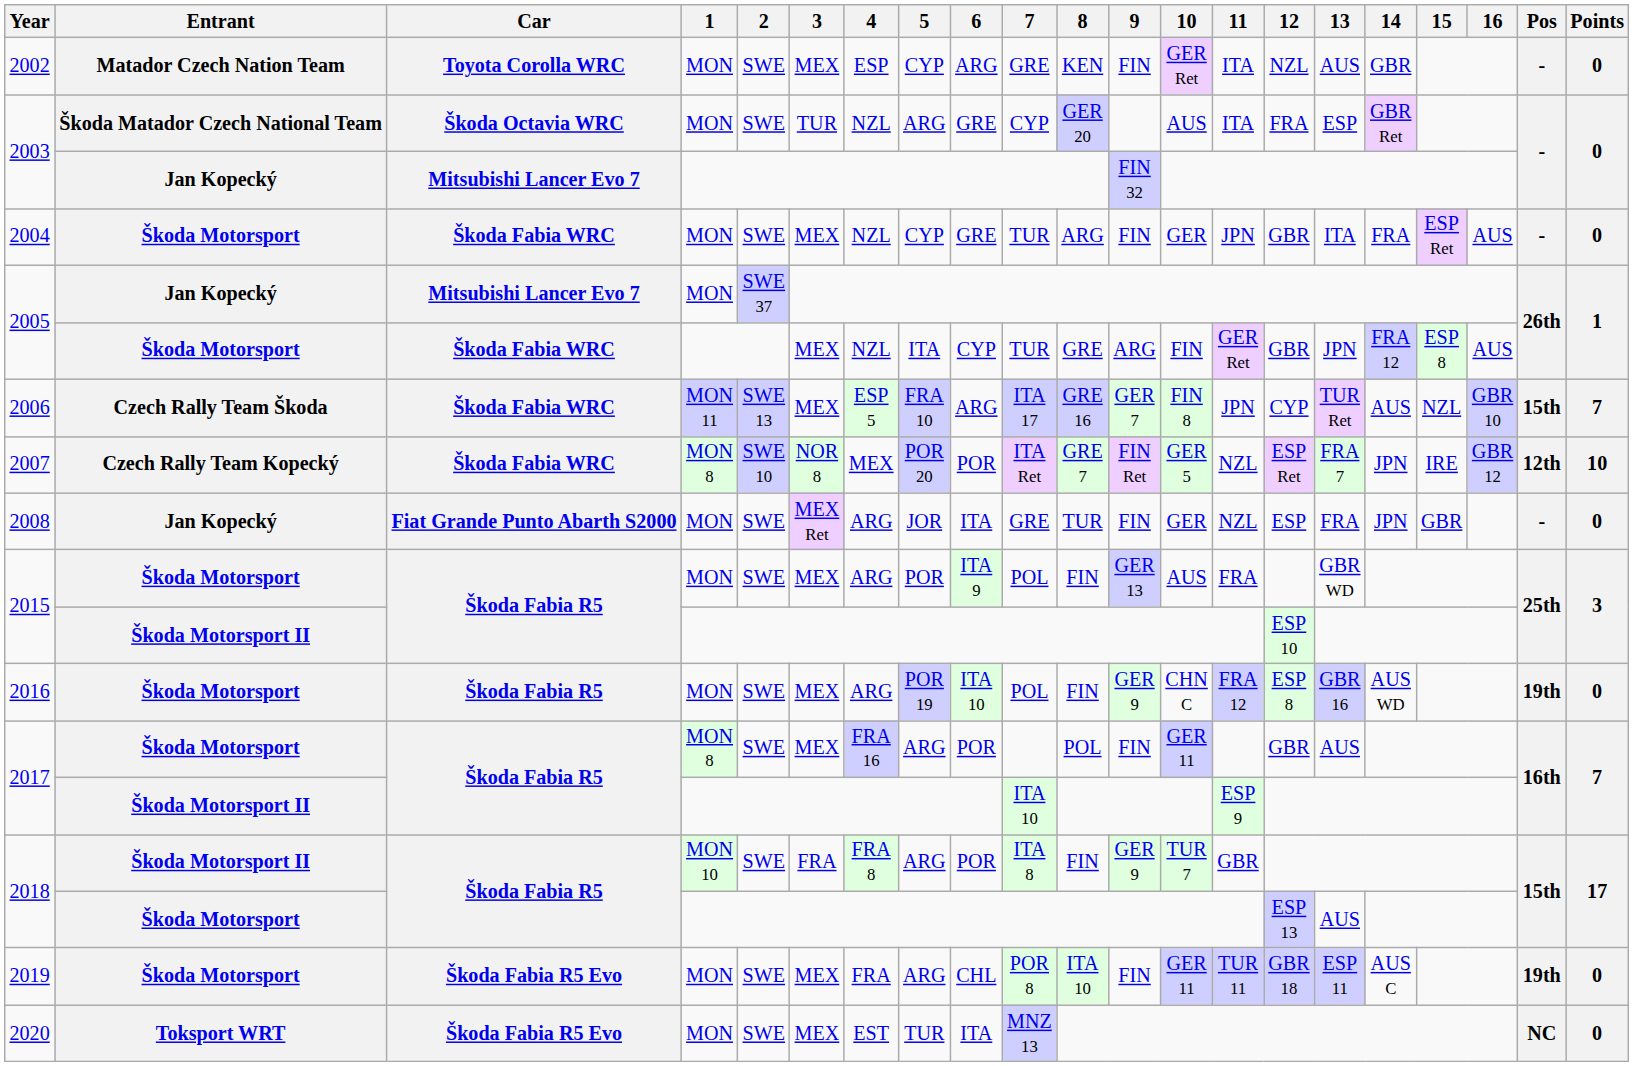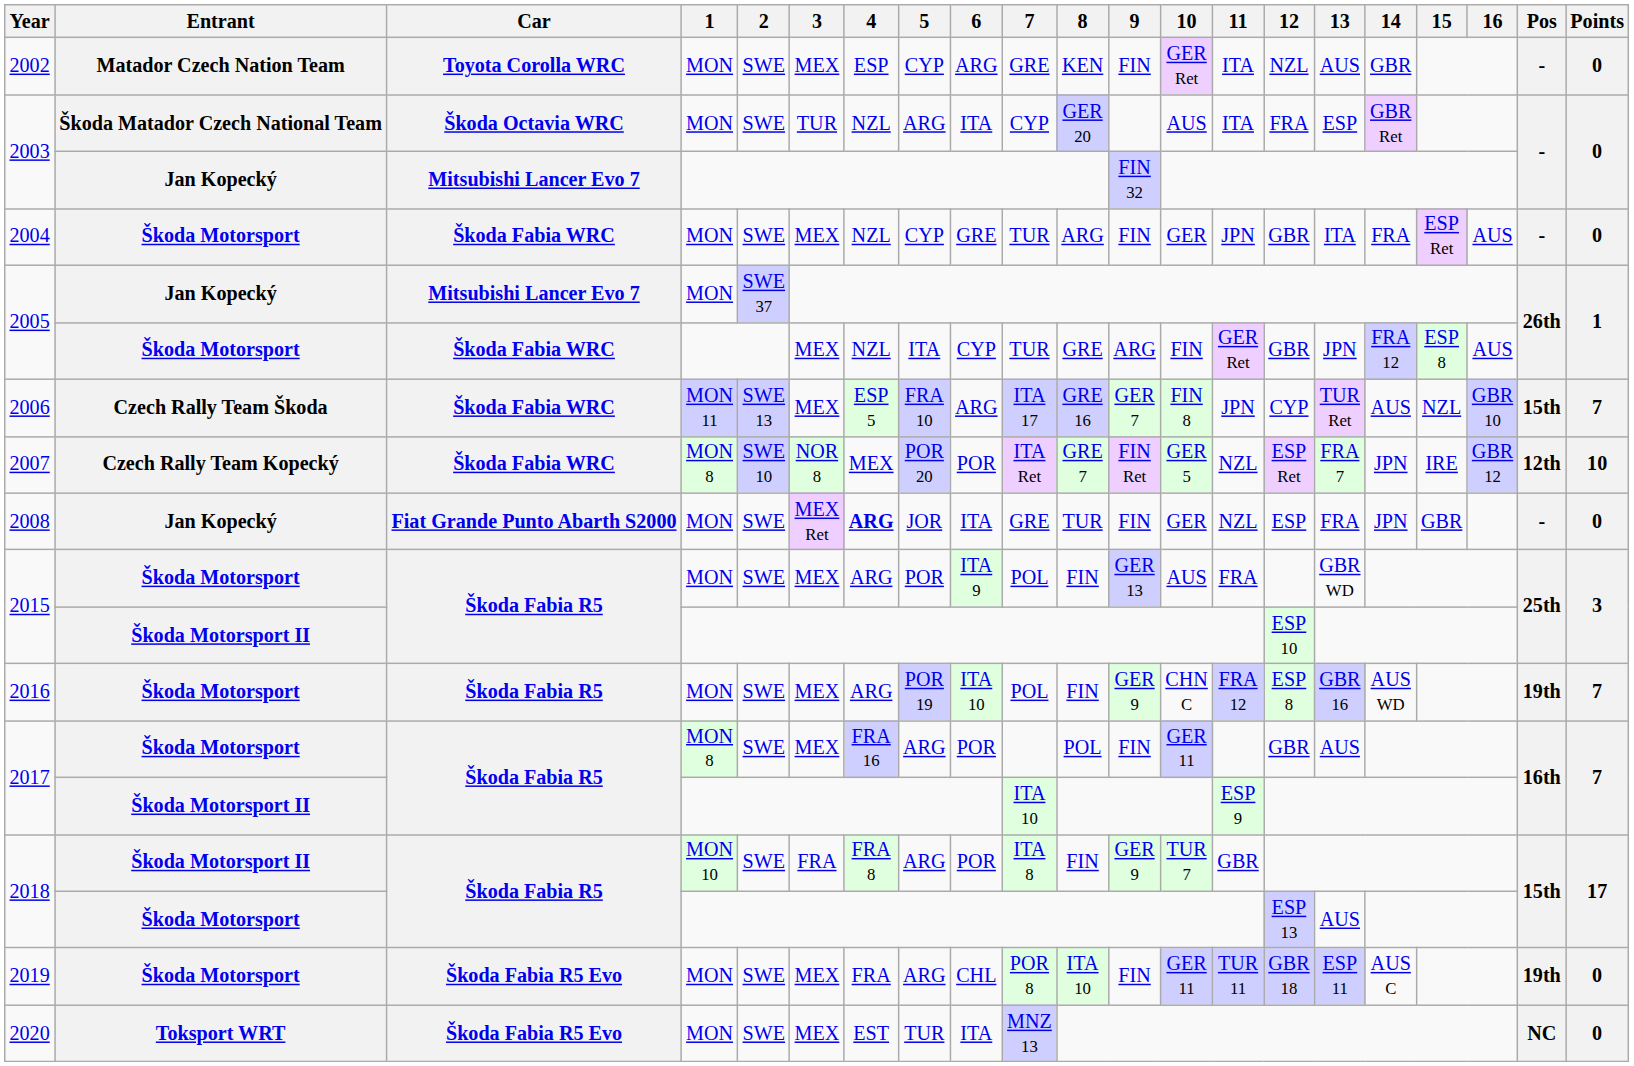(976, 122) GRE -> (976, 122) ITA
(871, 520) normal -> (871, 520) bold
(1597, 691) 0 -> (1597, 691) 7
